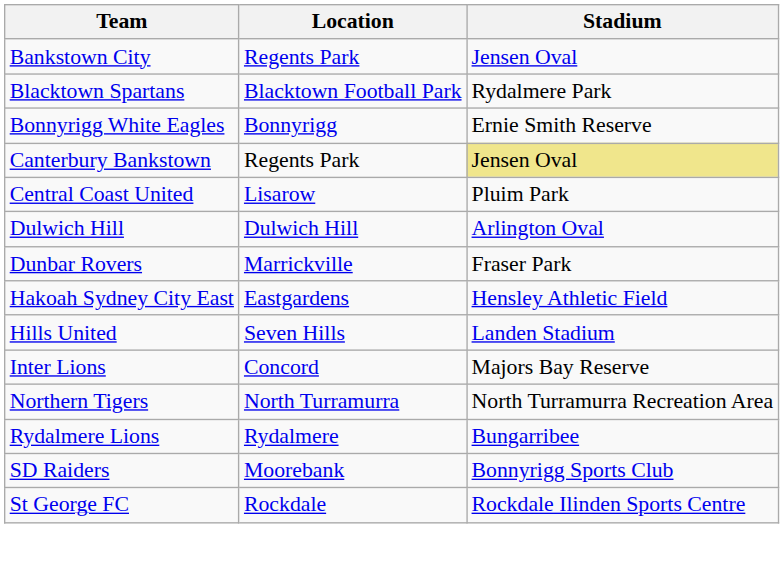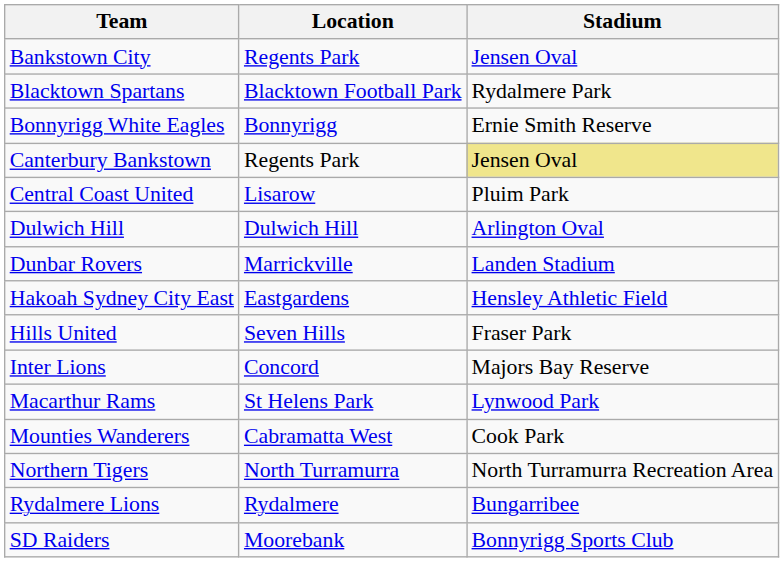(521, 263) Fraser Park -> (543, 263) Landen Stadium
(543, 332) Landen Stadium -> (521, 332) Fraser Park
+ row: (83, 401)
+ row: (100, 435)
- row: (69, 504)
